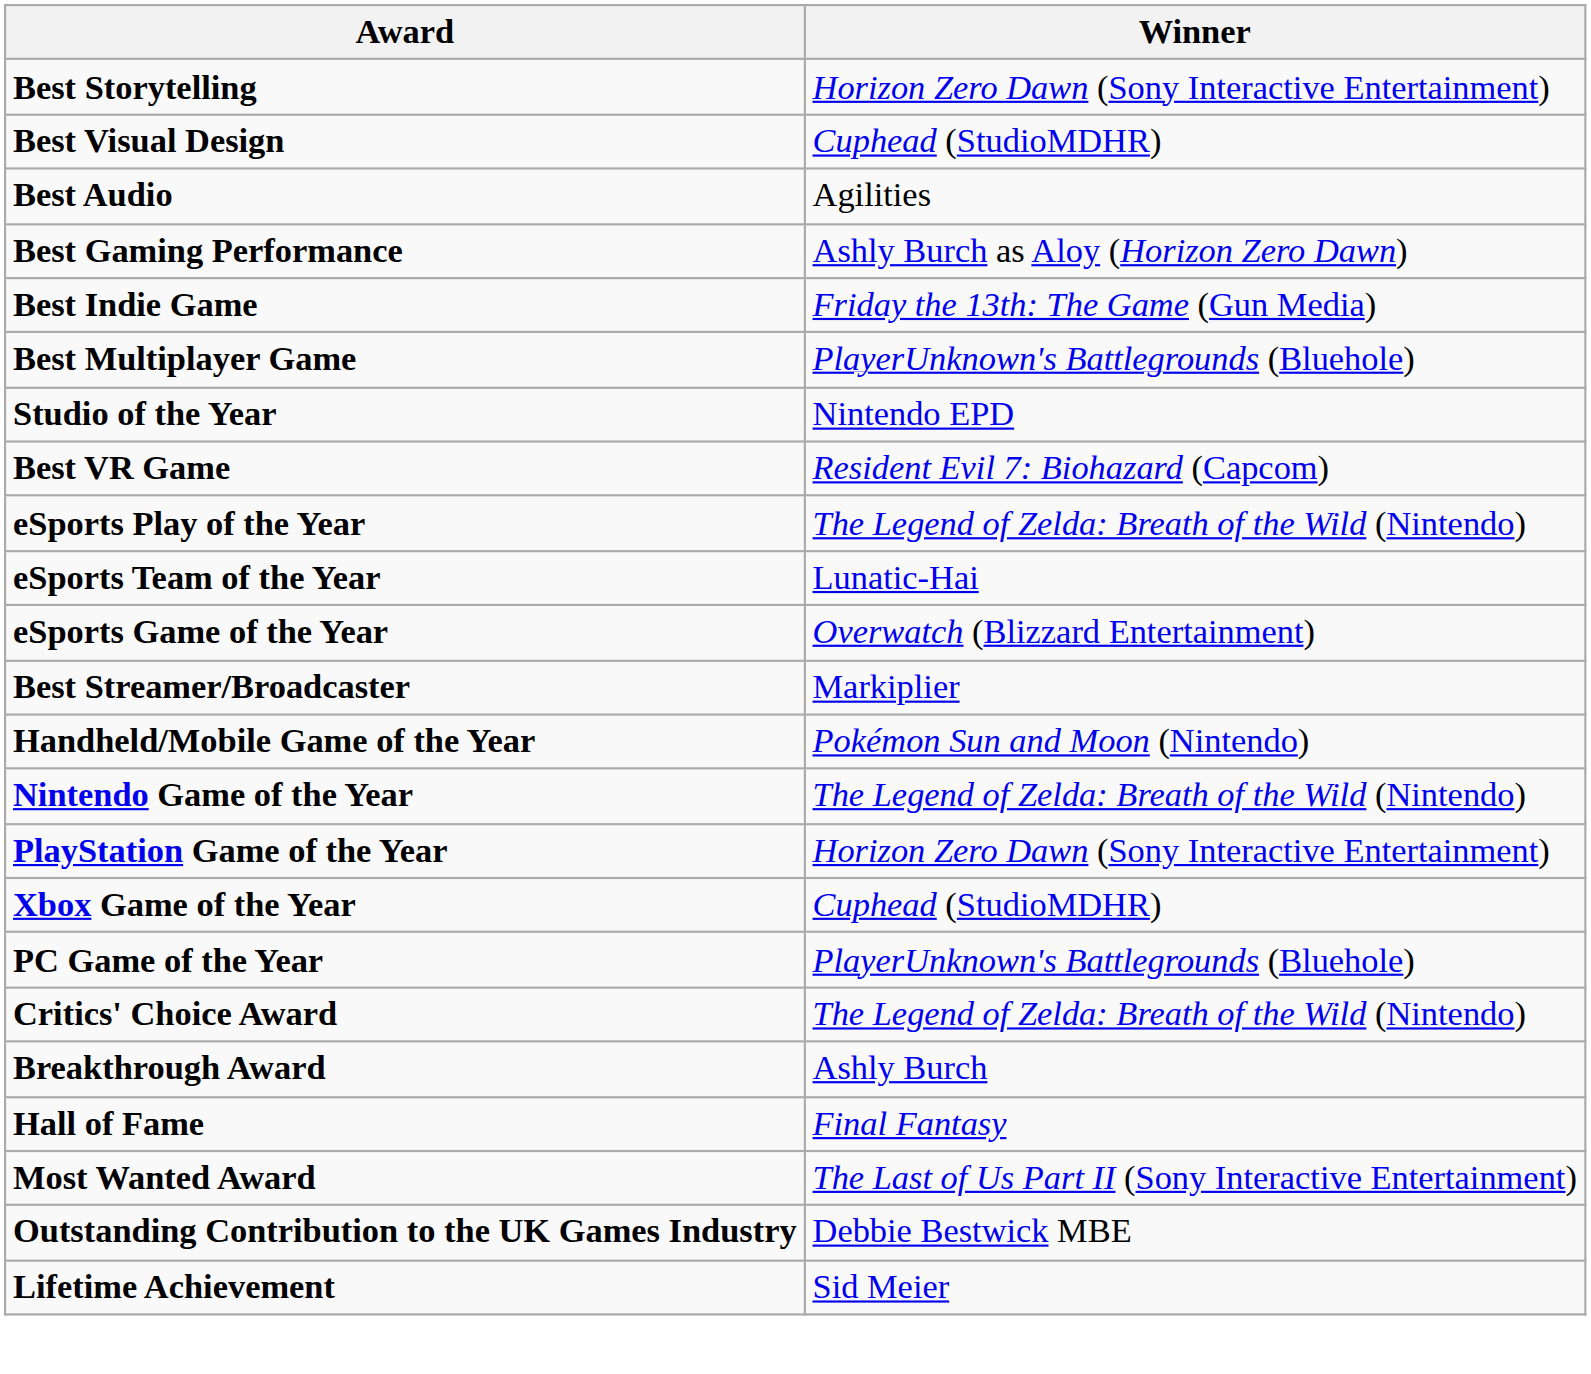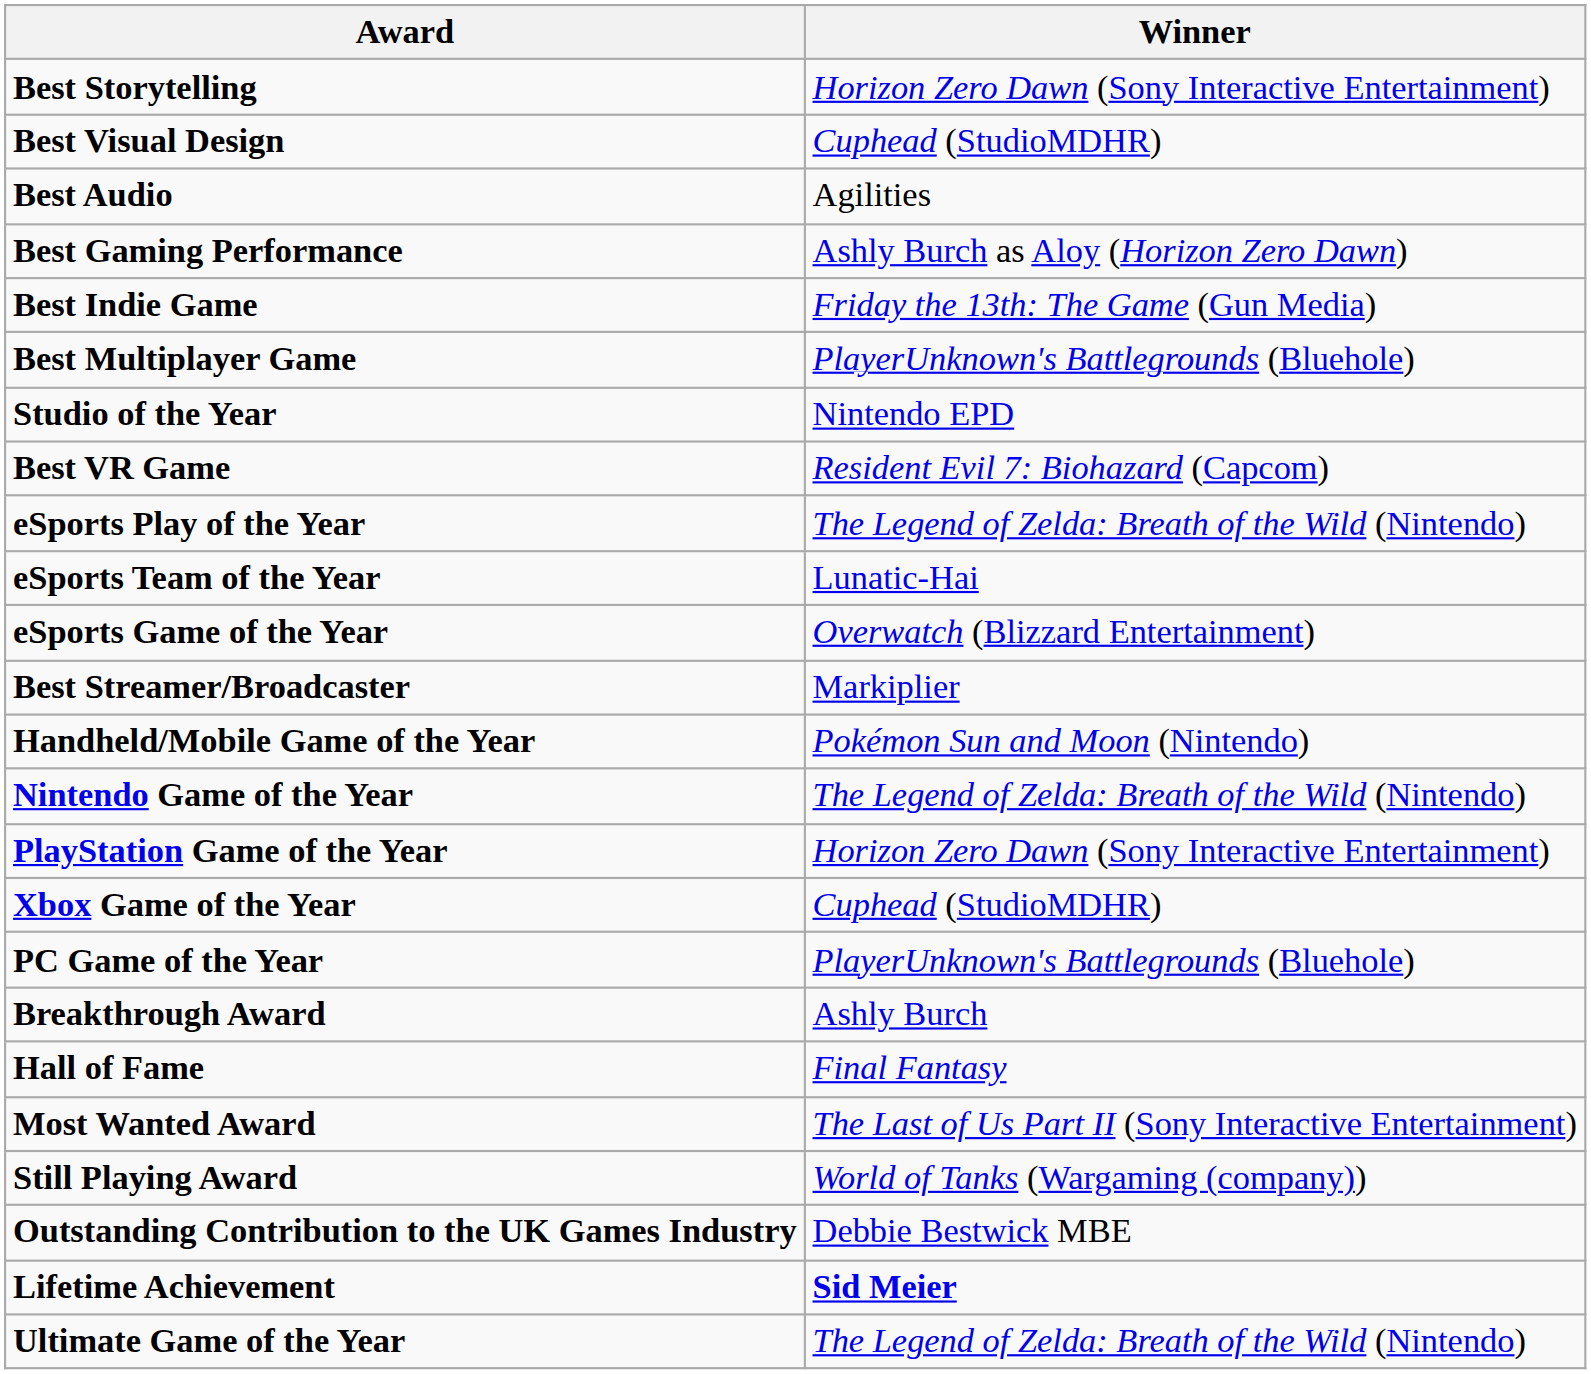- row: (175, 1013)
+ row: (155, 1177)
(881, 1286) normal -> (885, 1286) bold
+ row: (209, 1341)
